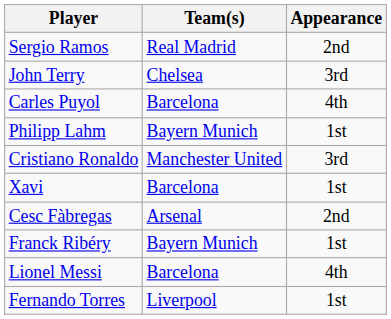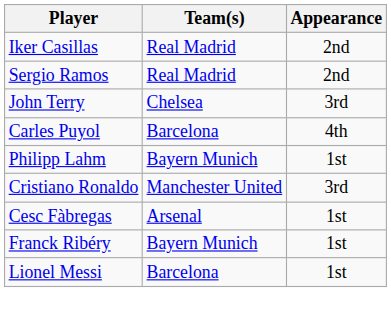+ row: (53, 46)
- row: (26, 187)
(336, 215) 2nd -> (336, 215) 1st
(336, 272) 4th -> (336, 272) 1st
- row: (67, 300)
